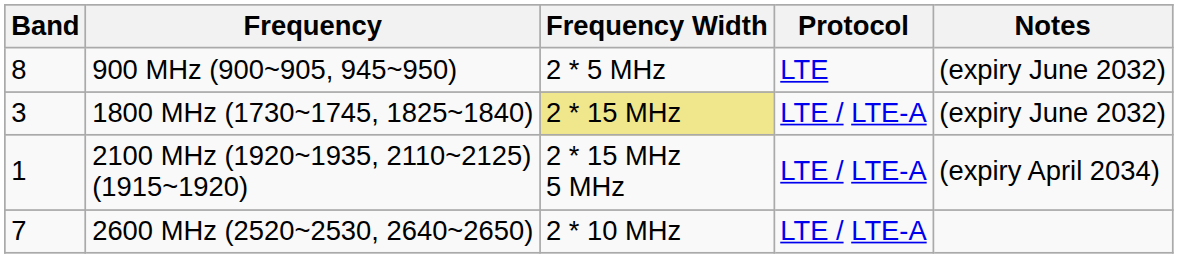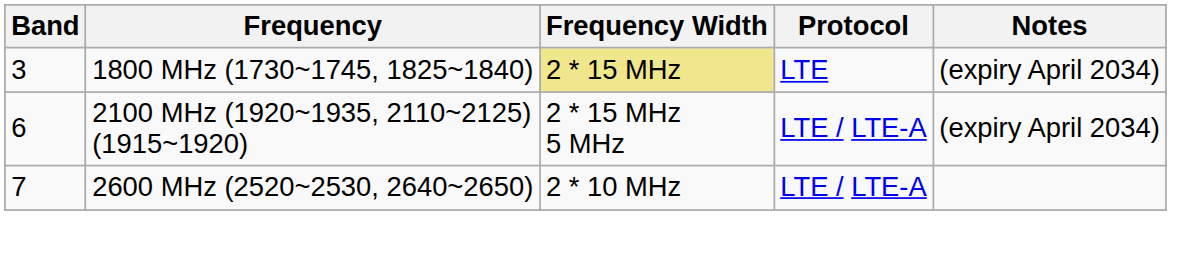- row: (275, 69)
(853, 112) LTE / LTE-A -> (804, 69) LTE
(1053, 112) (expiry June 2032) -> (1050, 69) (expiry April 2034)
(19, 171) 1 -> (19, 128) 6
